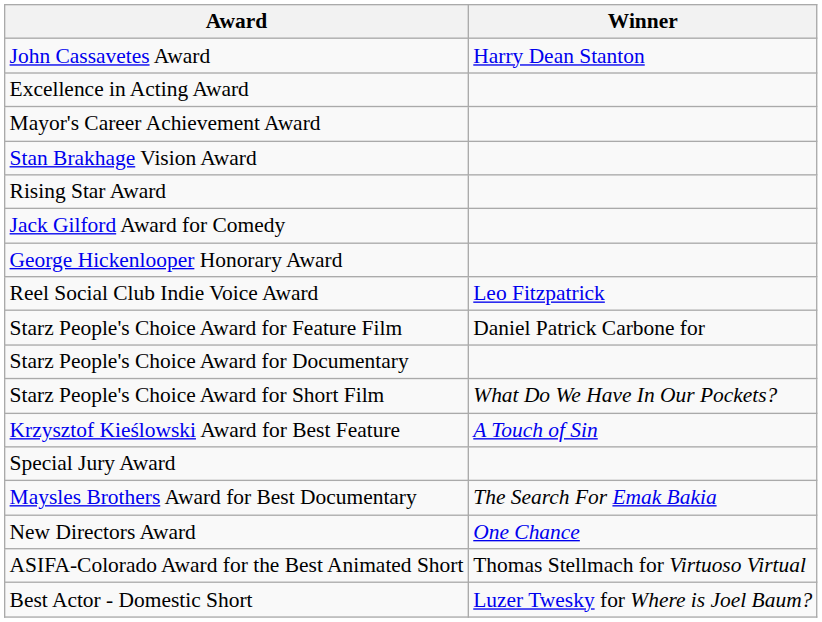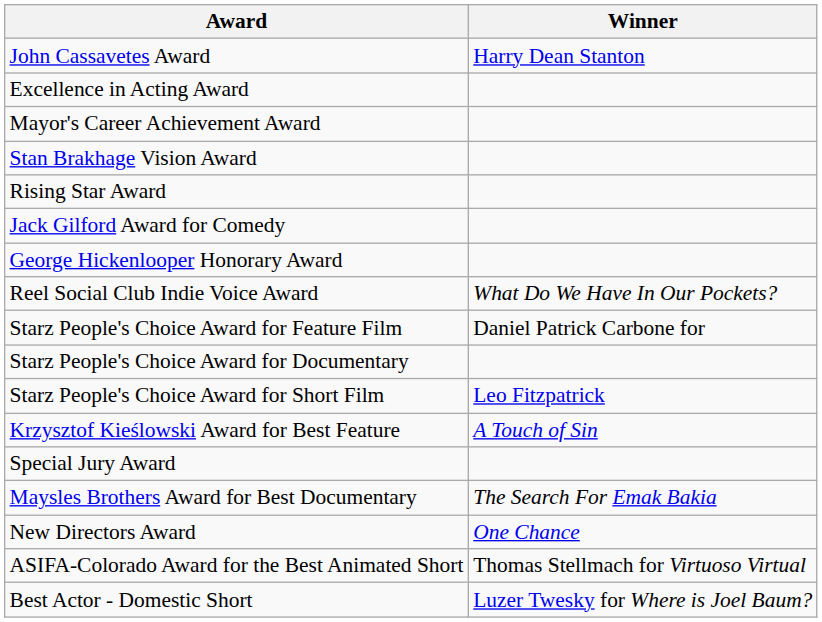(539, 293) Leo Fitzpatrick -> (625, 293) What Do We Have In Our Pockets?
(625, 395) What Do We Have In Our Pockets? -> (539, 395) Leo Fitzpatrick
